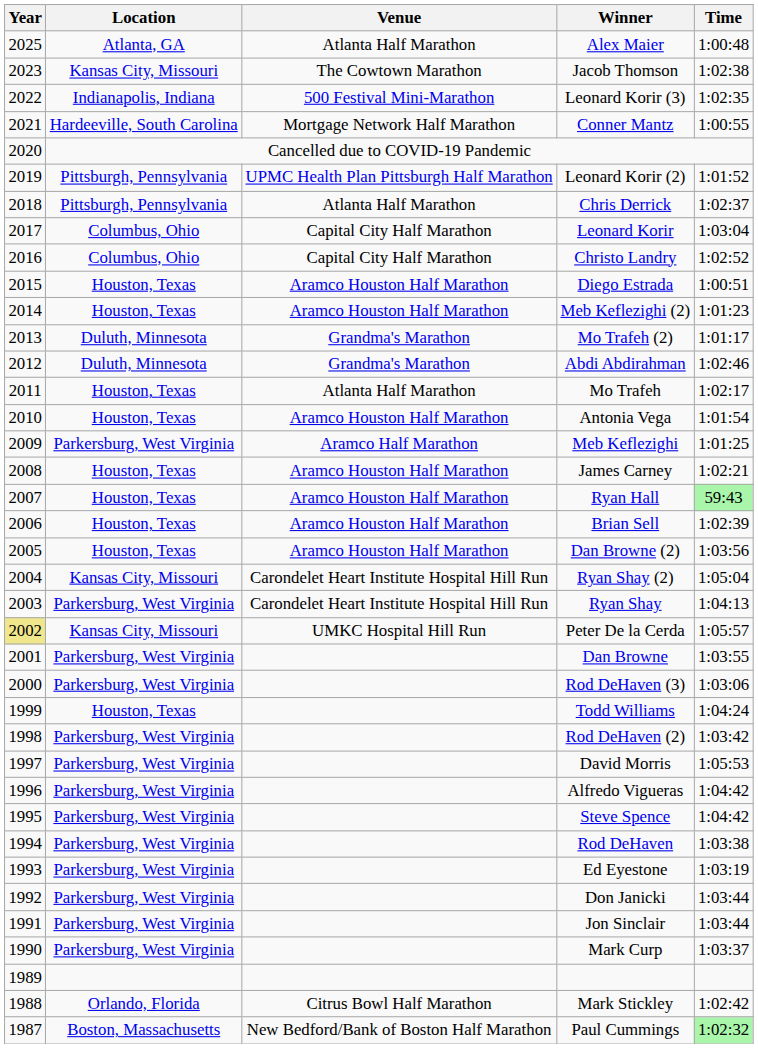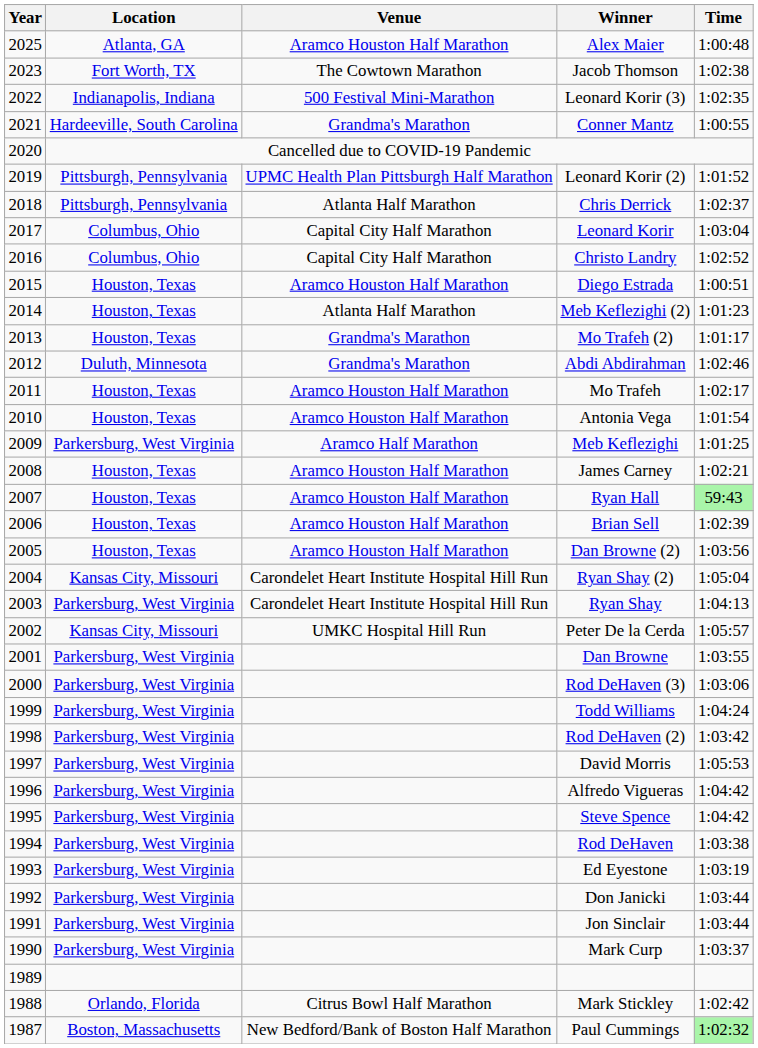(399, 44) Atlanta Half Marathon -> (399, 44) Aramco Houston Half Marathon
(144, 71) Kansas City, Missouri -> (144, 71) Fort Worth, TX
(399, 124) Mortgage Network Half Marathon -> (399, 124) Grandma's Marathon
(399, 310) Aramco Houston Half Marathon -> (399, 310) Atlanta Half Marathon
(144, 337) Duluth, Minnesota -> (144, 337) Houston, Texas
(399, 390) Atlanta Half Marathon -> (399, 390) Aramco Houston Half Marathon
(25, 630) khaki background -> (25, 630) no background
(144, 710) Houston, Texas -> (144, 710) Parkersburg, West Virginia
